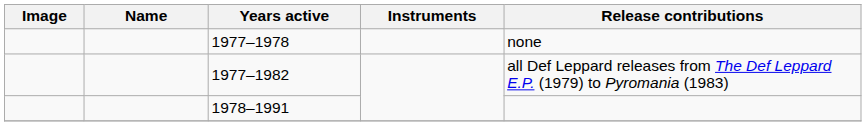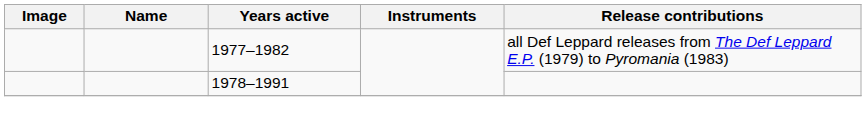- row: (250, 41)
